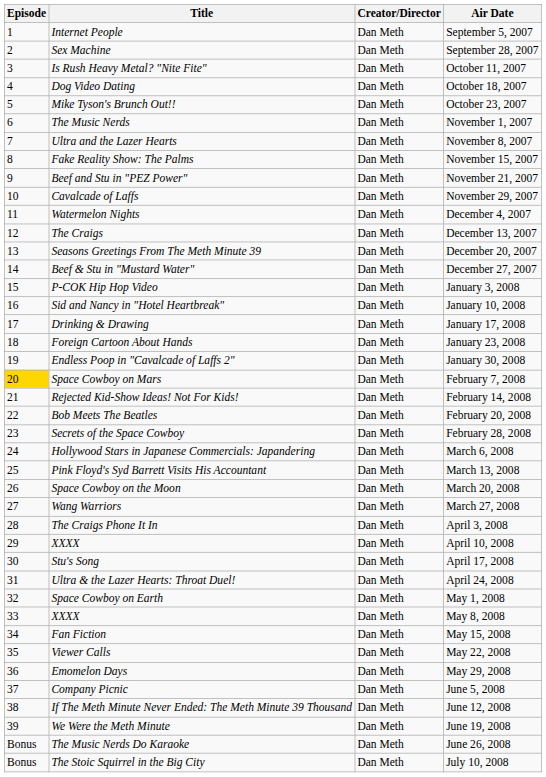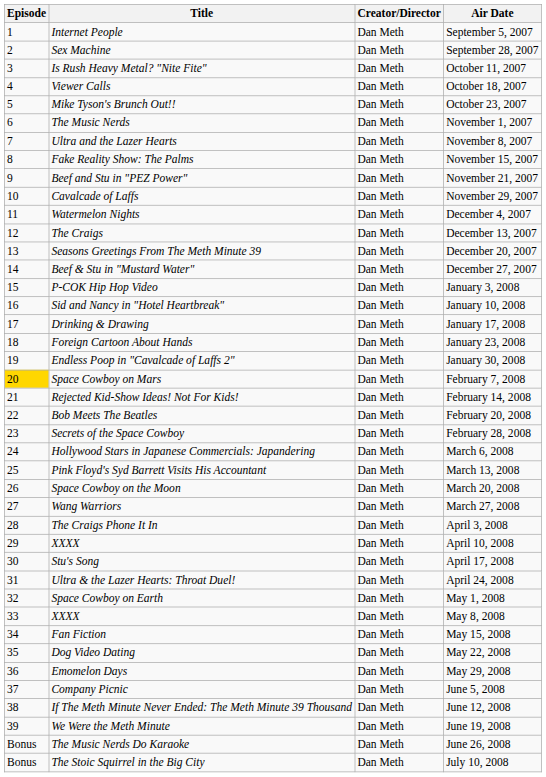(93, 86) Dog Video Dating -> (81, 86) Viewer Calls
(81, 653) Viewer Calls -> (93, 653) Dog Video Dating
